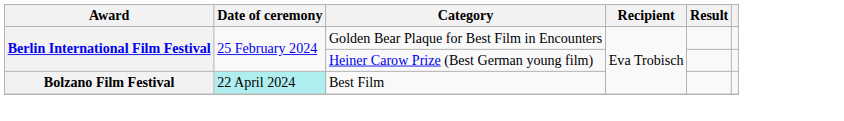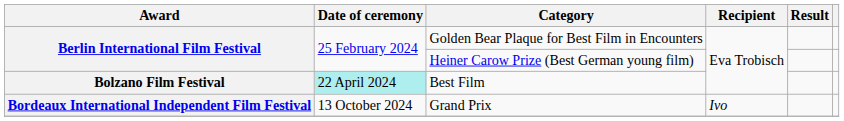+ row: (461, 104)
